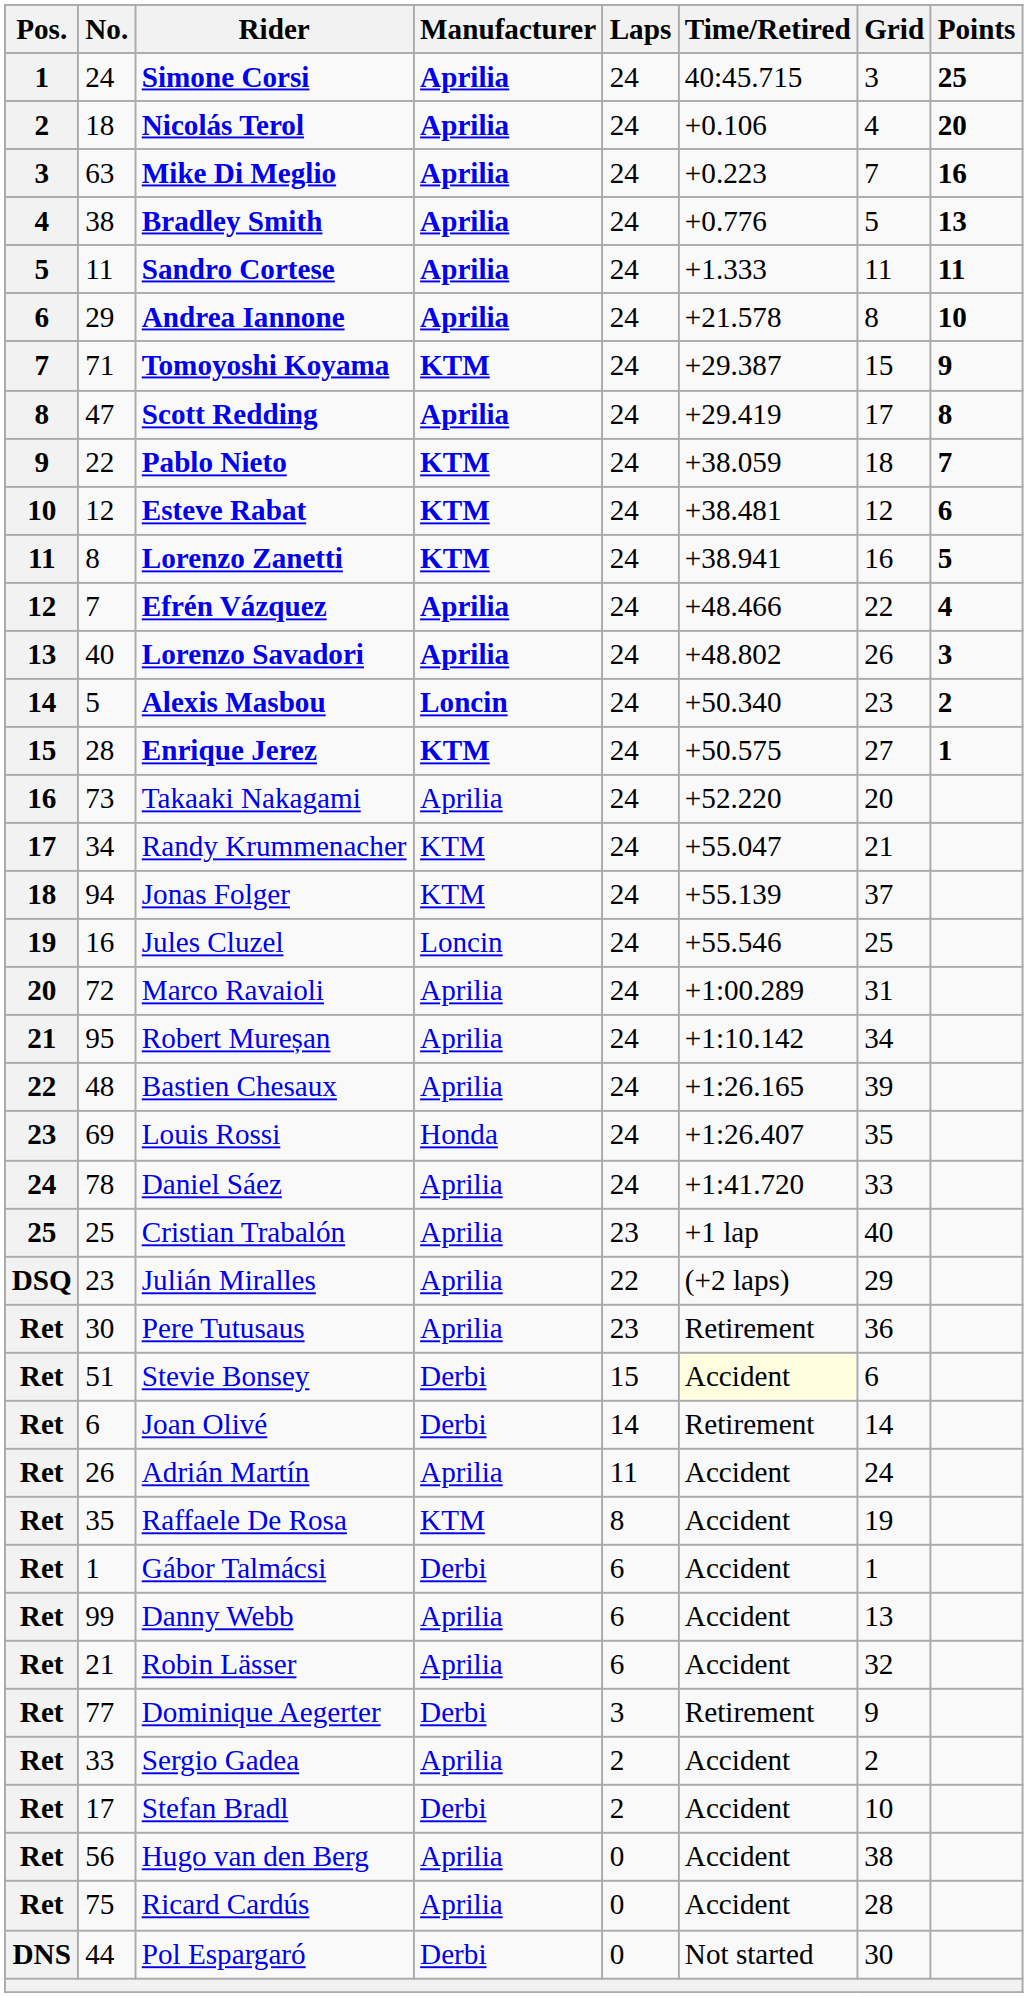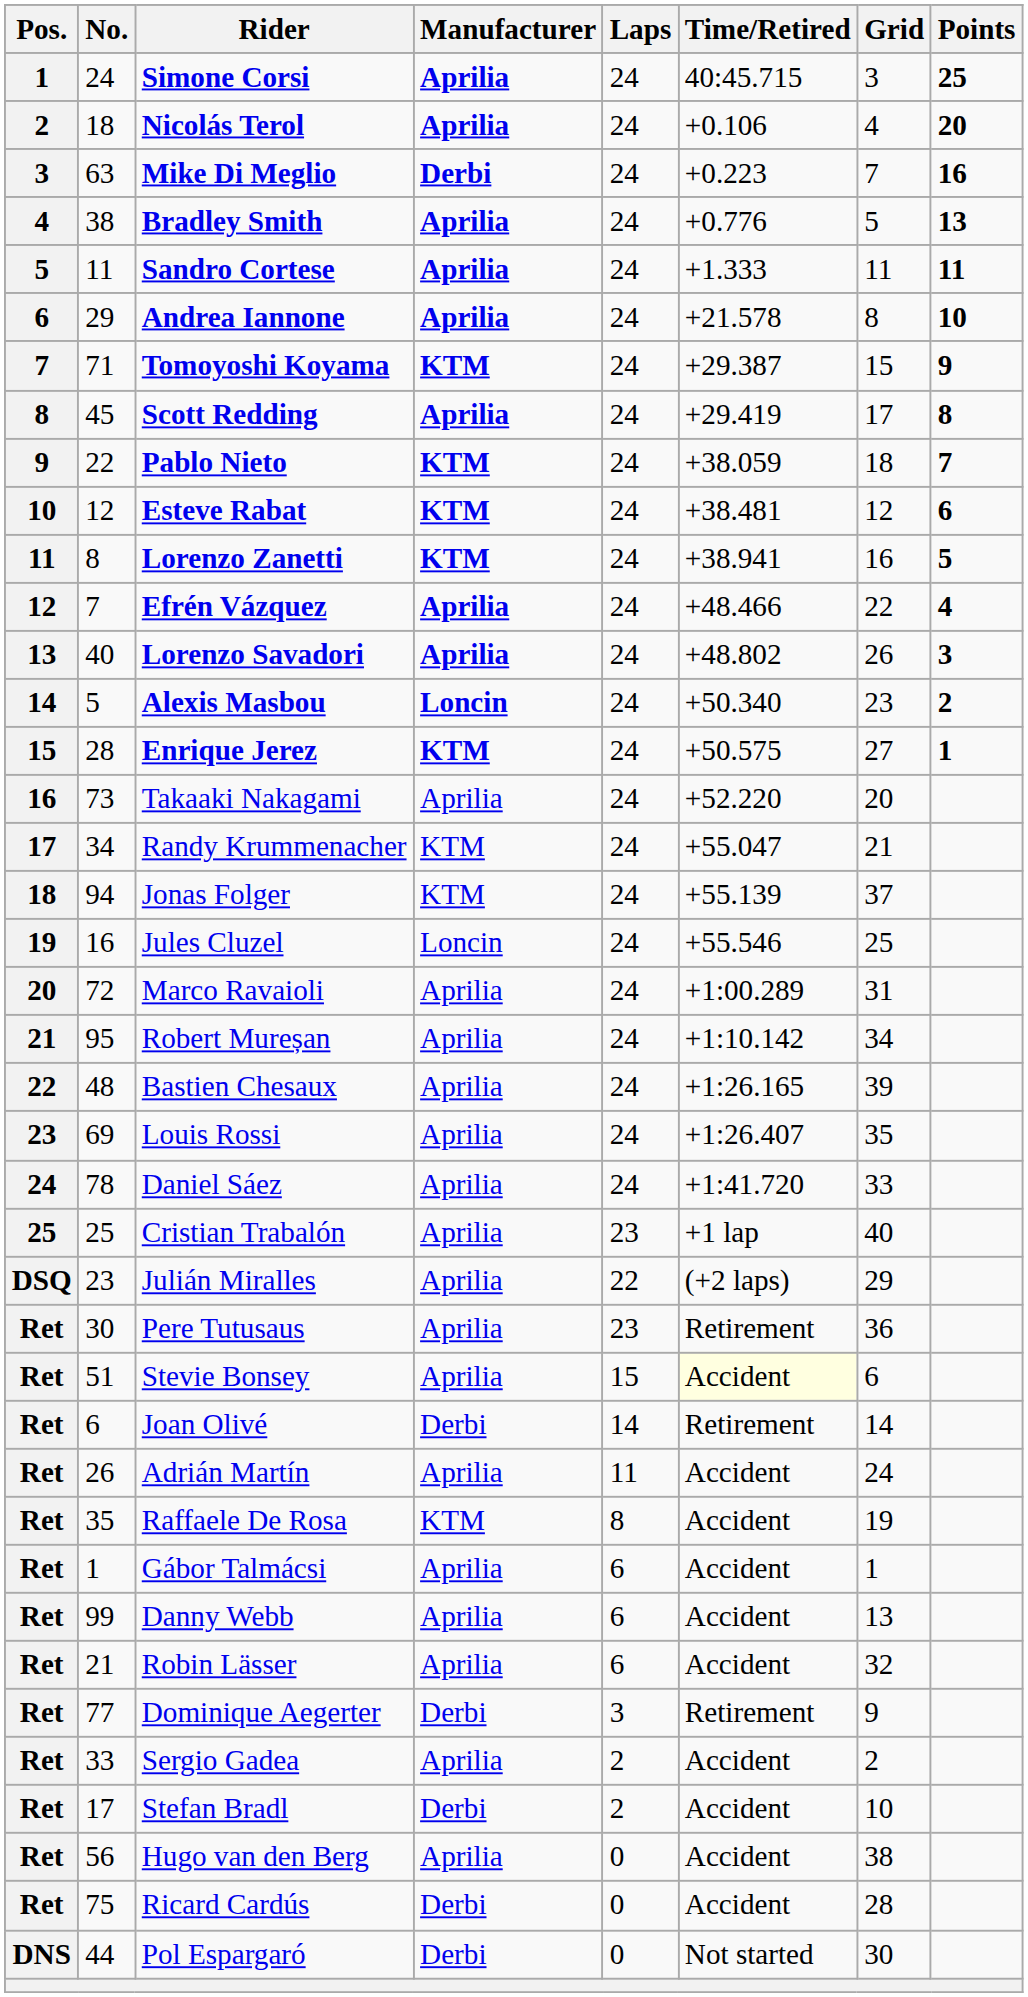(465, 173) Aprilia -> (456, 173) Derbi
(100, 413) 47 -> (100, 413) 45
(459, 1135) Honda -> (461, 1135) Aprilia
(453, 1376) Derbi -> (461, 1376) Aprilia
(453, 1568) Derbi -> (461, 1568) Aprilia
(461, 1905) Aprilia -> (453, 1905) Derbi
